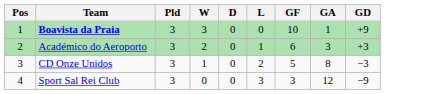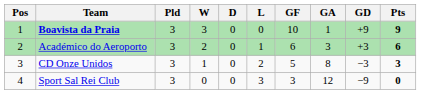+ column: (398, 13)
